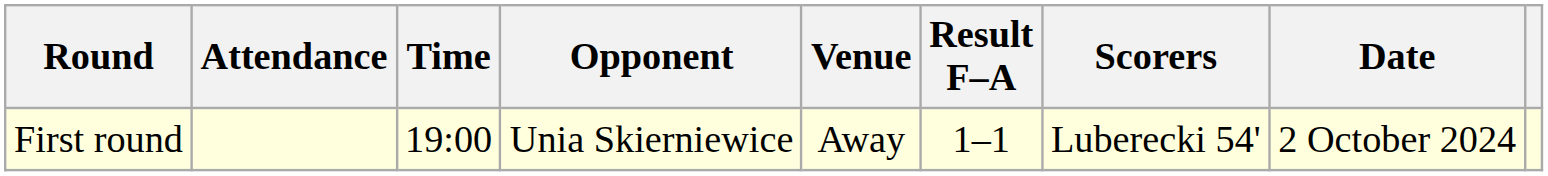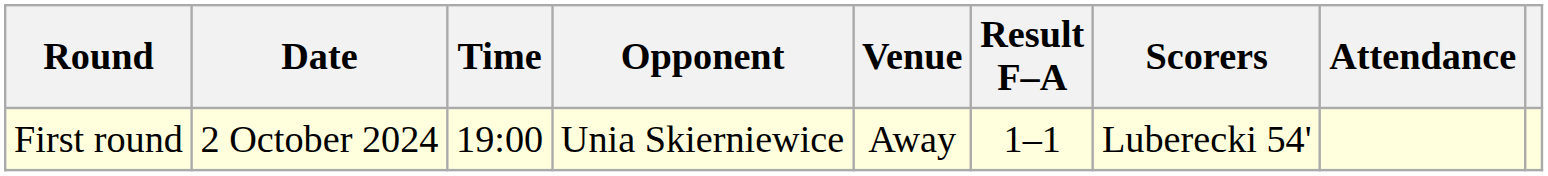columns swapped: (1397, 56) <-> (294, 56)
